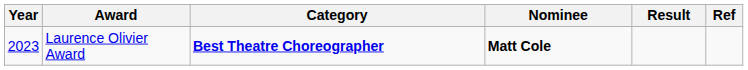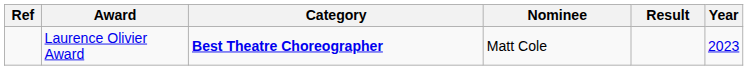columns swapped: (23, 15) <-> (724, 15)
(519, 45) bold -> (517, 45) normal
